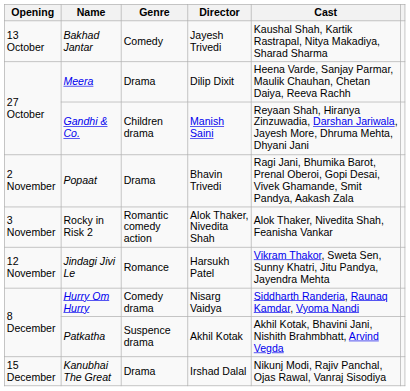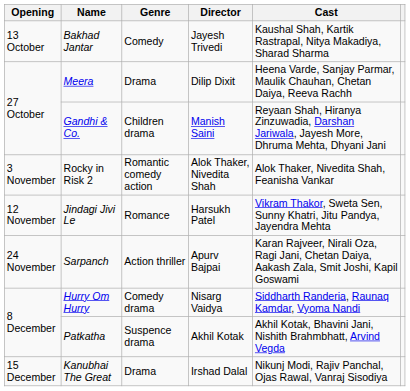- row: (80, 180)
+ row: (86, 261)
